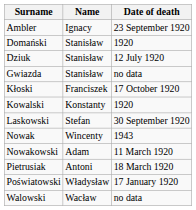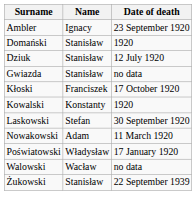- row: (21, 136)
- row: (26, 167)
+ row: (26, 182)
